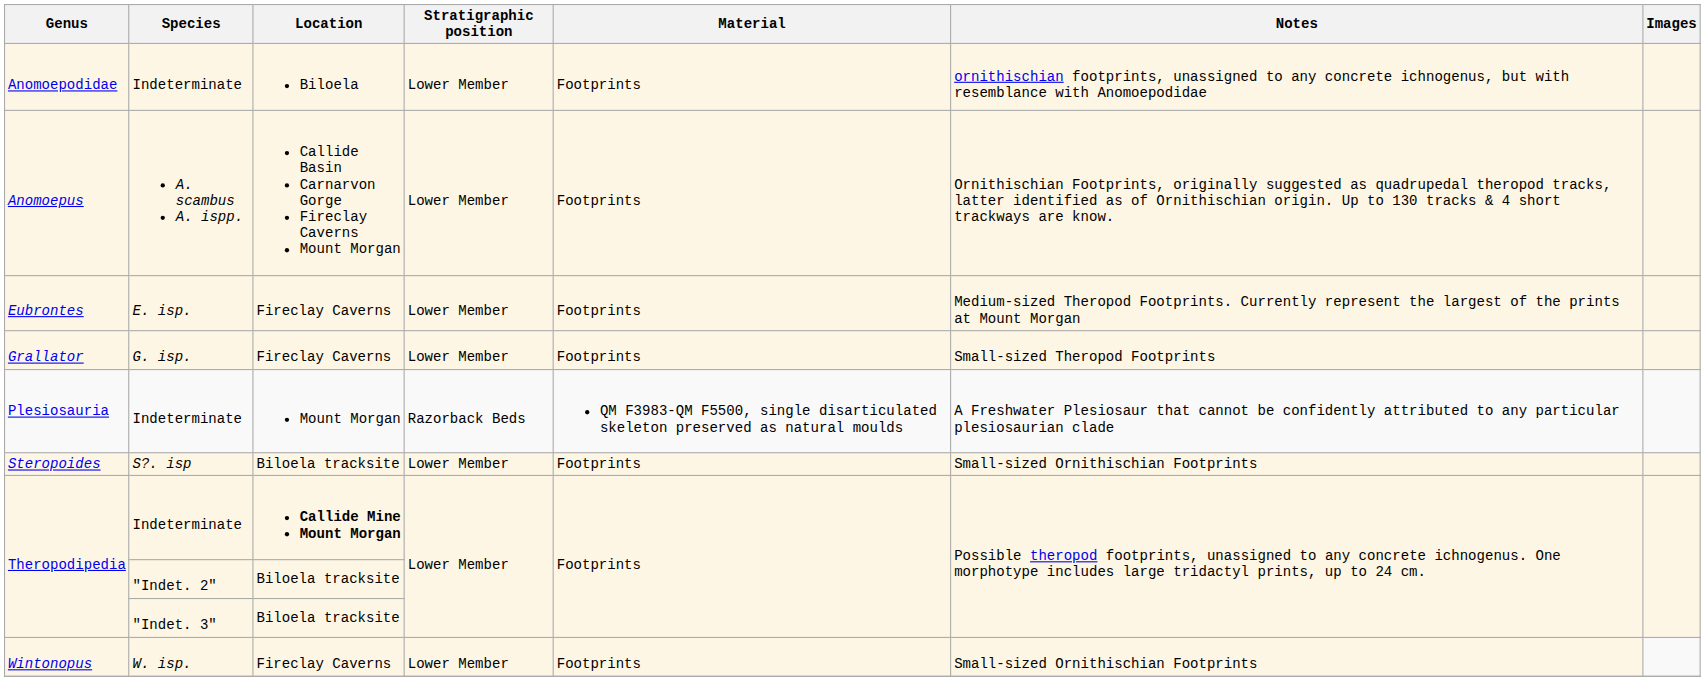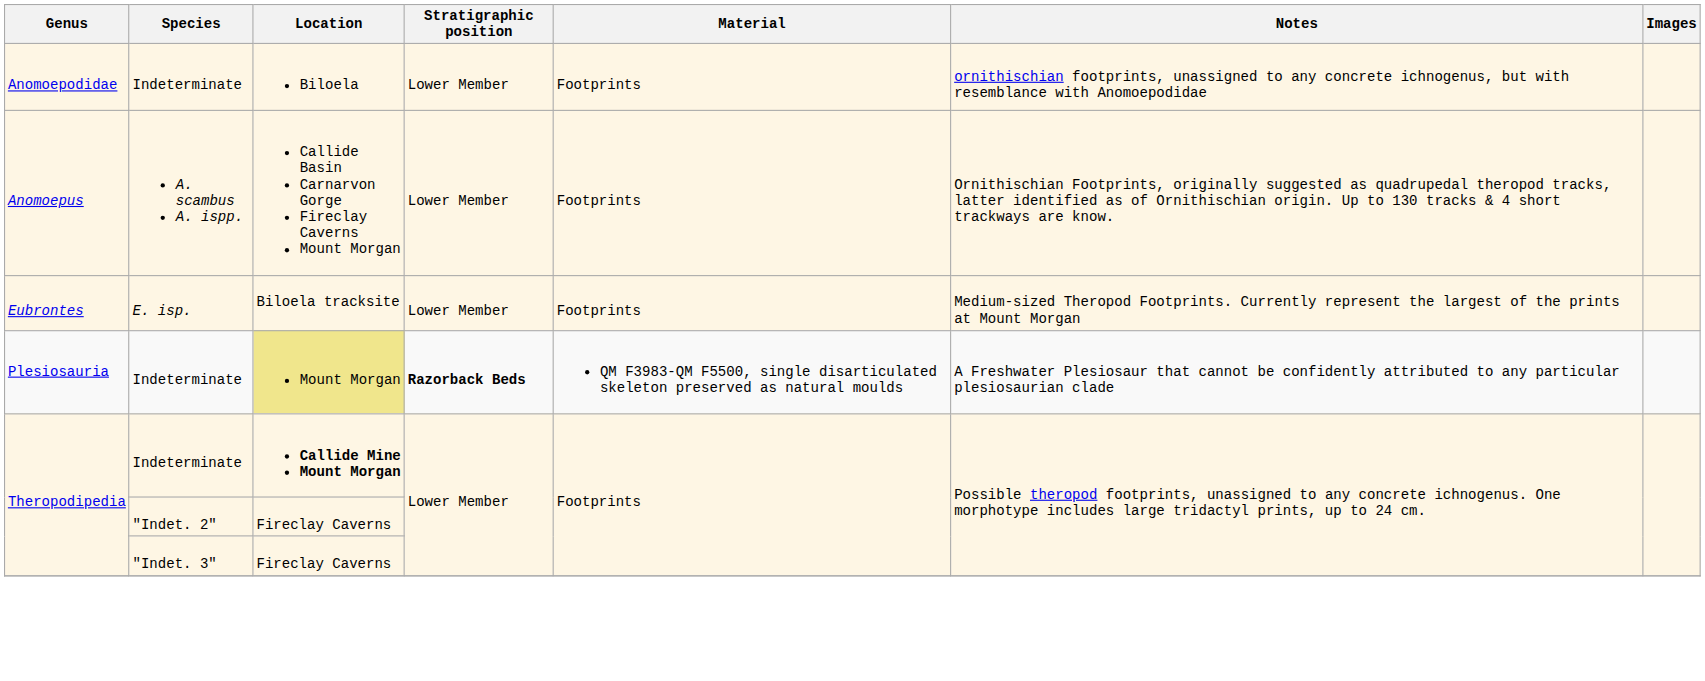(324, 311) Fireclay Caverns -> (328, 303) Biloela tracksite
- row: (46, 358)
(329, 419) no background -> (329, 380) khaki background
(467, 419) normal -> (467, 380) bold
- row: (54, 464)
(328, 579) Biloela tracksite -> (324, 525) Fireclay Caverns
(328, 618) Biloela tracksite -> (324, 564) Fireclay Caverns
- row: (50, 665)
